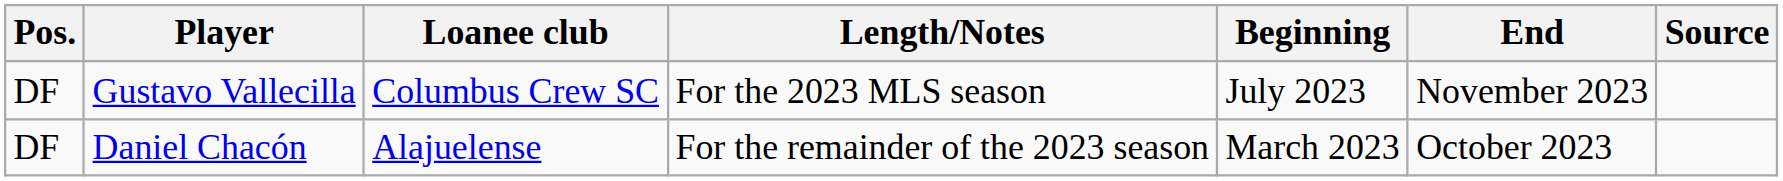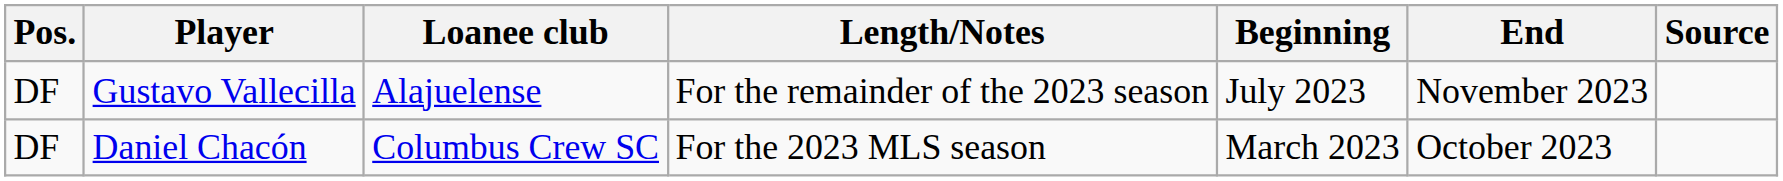(516, 89) Columbus Crew SC -> (457, 89) Alajuelense
(861, 89) For the 2023 MLS season -> (942, 89) For the remainder of the 2023 season
(457, 146) Alajuelense -> (516, 146) Columbus Crew SC
(942, 146) For the remainder of the 2023 season -> (861, 146) For the 2023 MLS season
